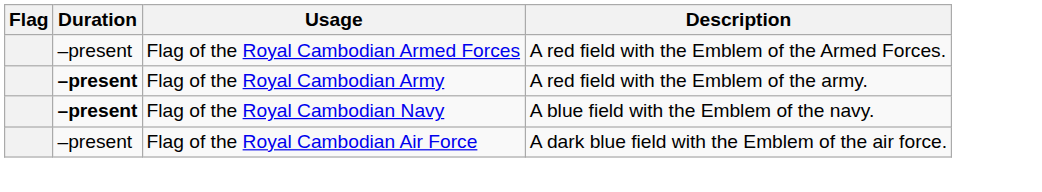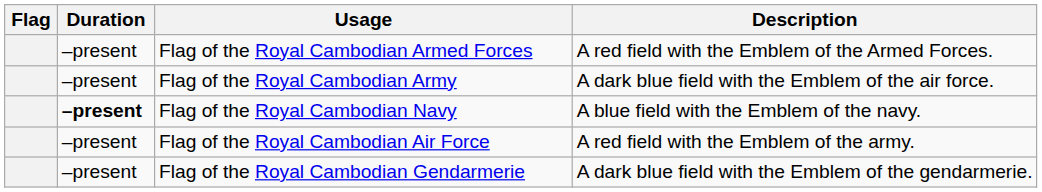(97, 80) bold -> (99, 80) normal
(699, 80) A red field with the Emblem of the army. -> (785, 80) A dark blue field with the Emblem of the air force.
(739, 141) A dark blue field with the Emblem of the air force. -> (746, 141) A red field with the Emblem of the army.
+ row: (342, 171)
